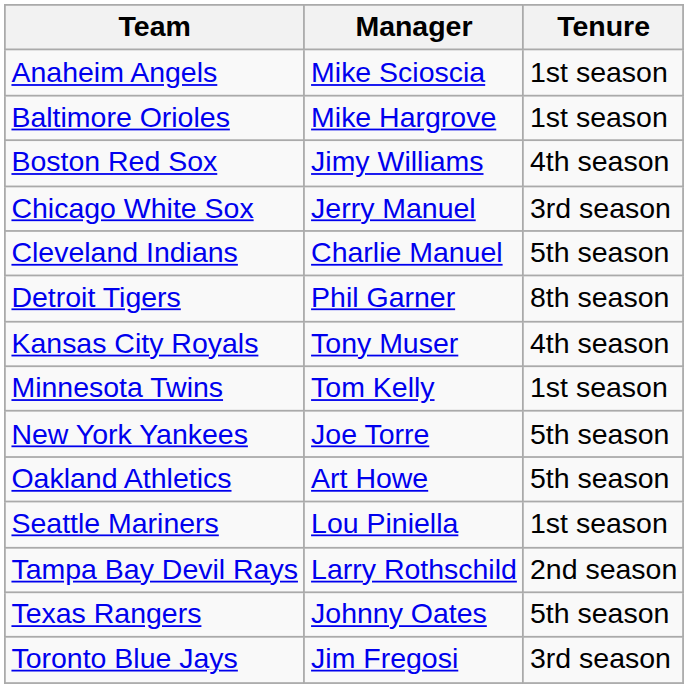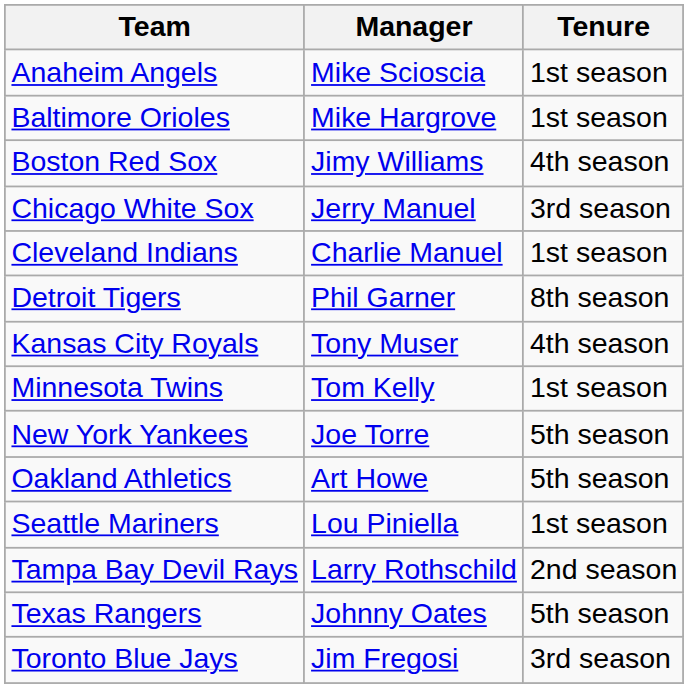(600, 252) 5th season -> (599, 252) 1st season
